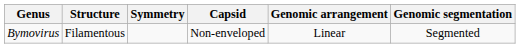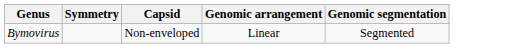- column: (95, 14)
